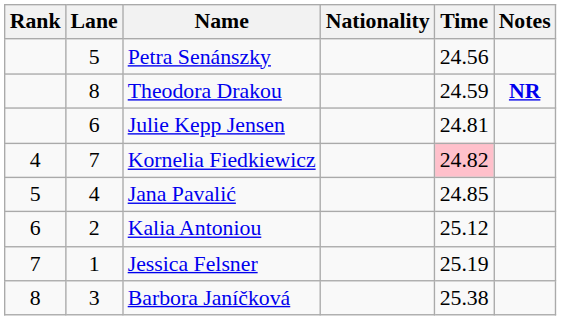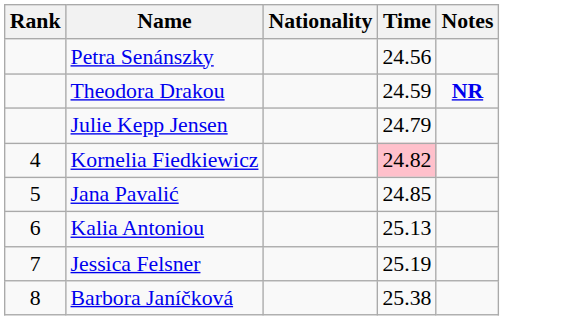- column: (94, 21)
(464, 125) 24.81 -> (407, 125) 24.79
(464, 228) 25.12 -> (407, 228) 25.13
